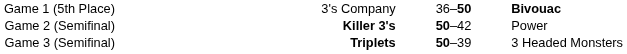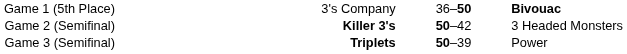(529, 25) Power -> (567, 25) 3 Headed Monsters
(567, 42) 3 Headed Monsters -> (529, 42) Power
